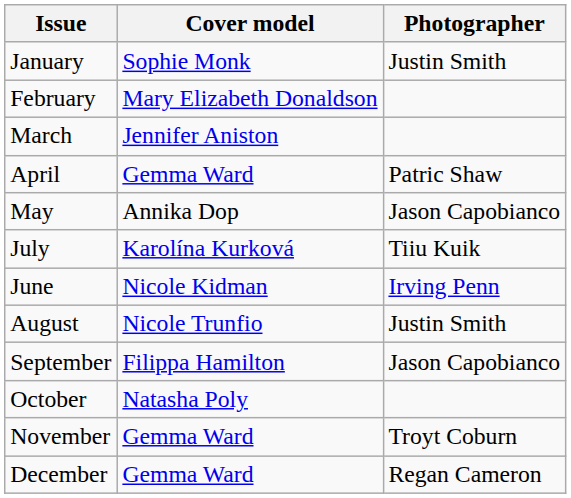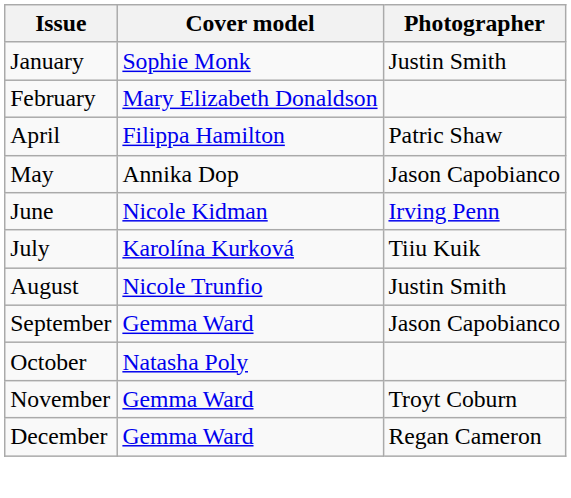- row: (41, 135)
(188, 173) Gemma Ward -> (204, 135) Filippa Hamilton
rows swapped: (32, 286) <-> (30, 248)
(204, 361) Filippa Hamilton -> (188, 323) Gemma Ward
